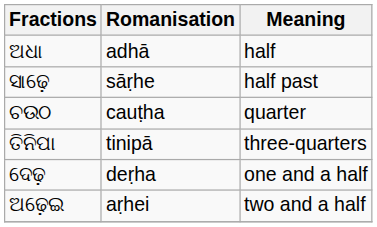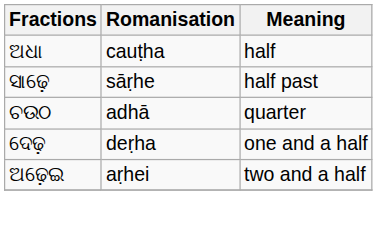(128, 50) adhā -> (135, 50) cauṭha
(135, 112) cauṭha -> (128, 112) adhā
- row: (32, 143)
